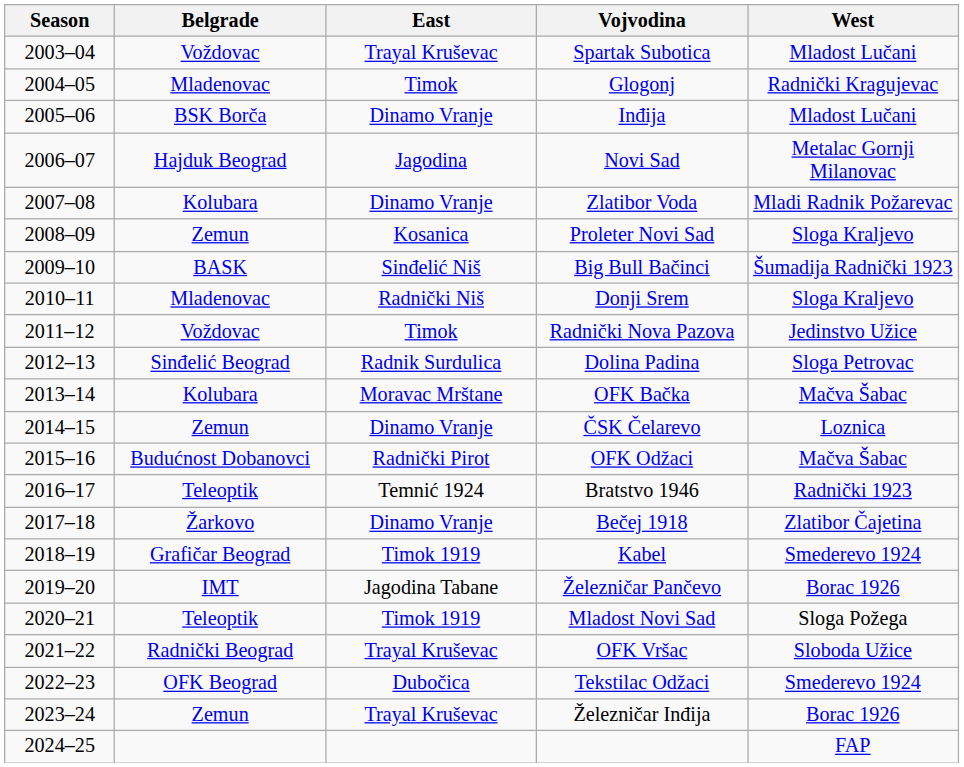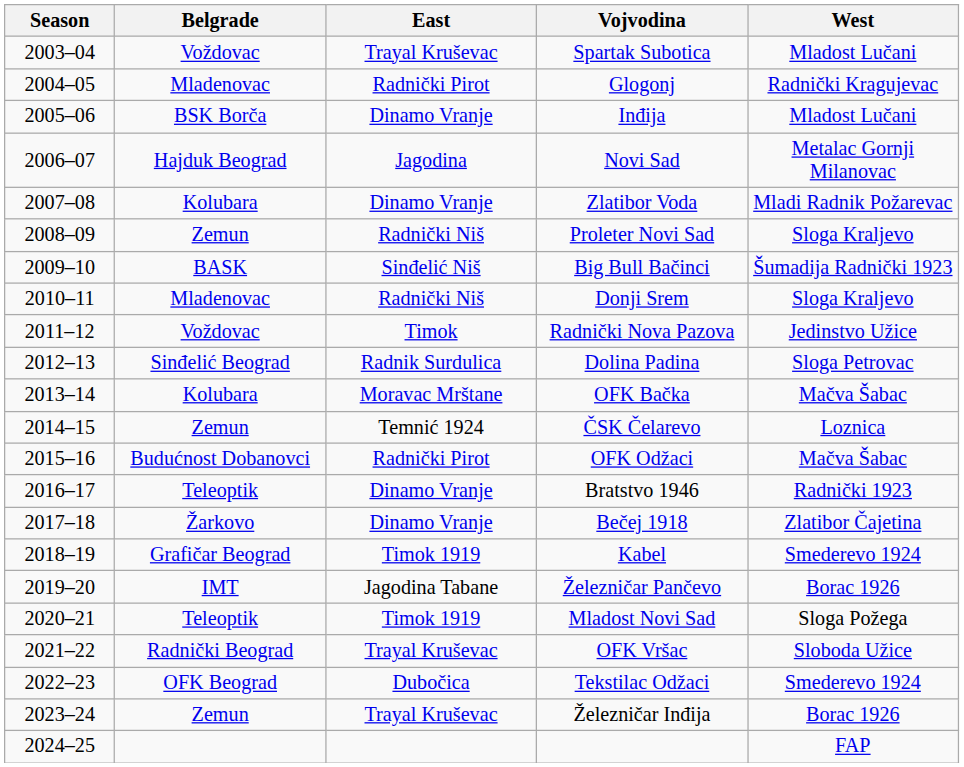(431, 84) Timok -> (431, 84) Radnički Pirot
(431, 235) Kosanica -> (431, 235) Radnički Niš
(431, 426) Dinamo Vranje -> (431, 426) Temnić 1924
(431, 490) Temnić 1924 -> (431, 490) Dinamo Vranje
